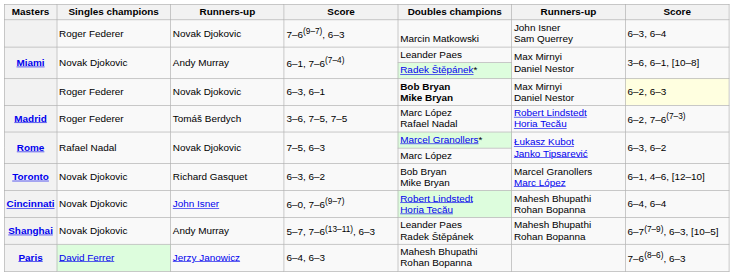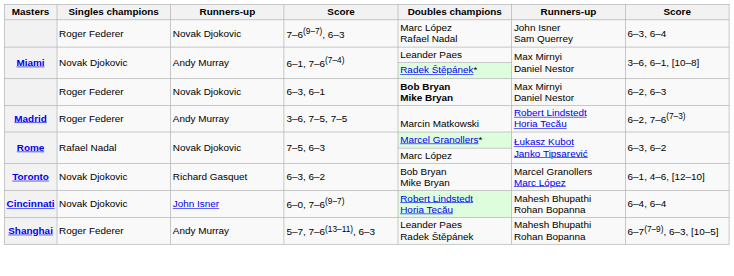(440, 39) Marcin Matkowski -> (429, 33) Marc López Rafael Nadal
(647, 92) lightyellow background -> (647, 92) no background
(207, 118) Tomáš Berdych -> (201, 118) Andy Murray
(429, 118) Marc López Rafael Nadal -> (440, 124) Marcin Matkowski
(93, 231) Novak Djokovic -> (91, 231) Roger Federer
- row: (31, 257)
